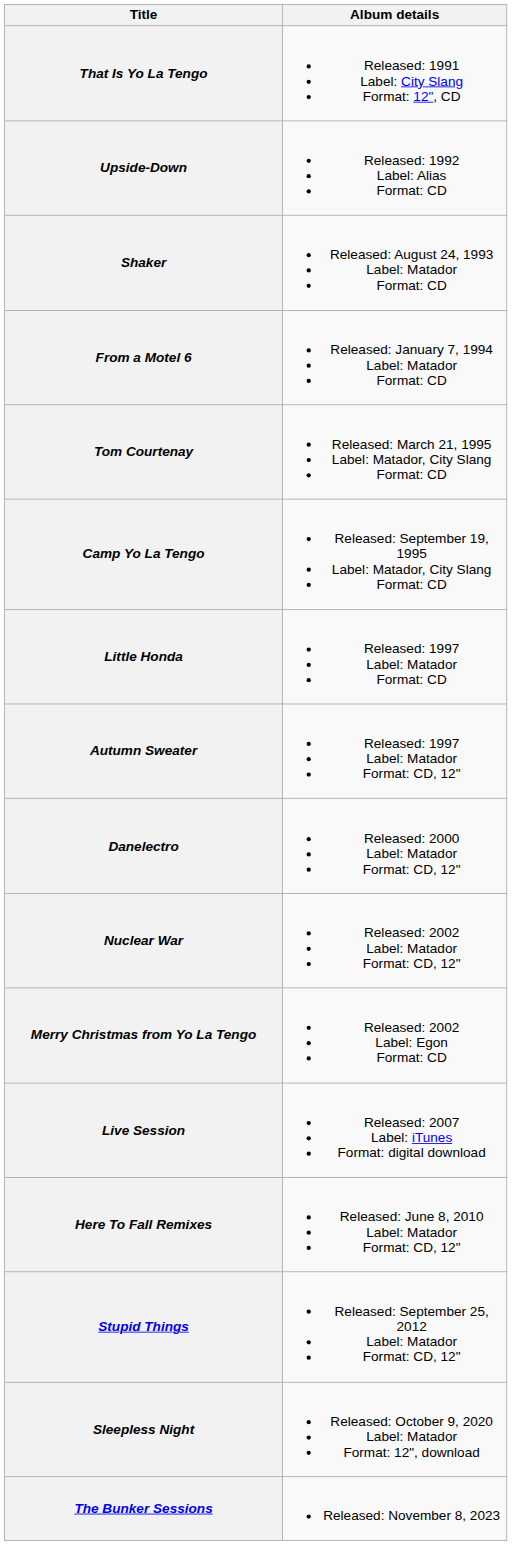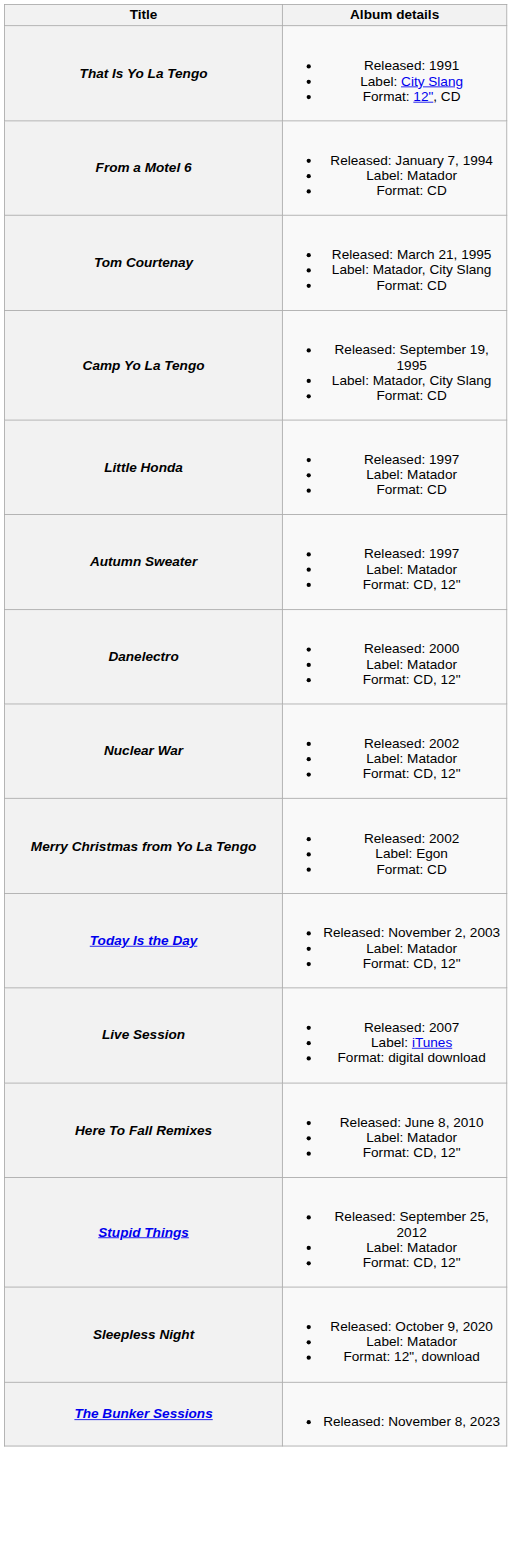- row: (144, 168)
- row: (144, 262)
+ row: (144, 940)
